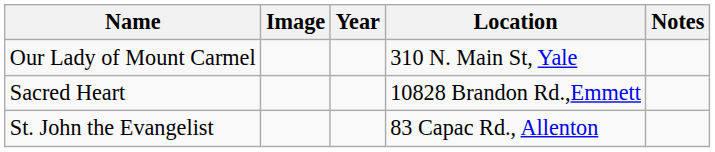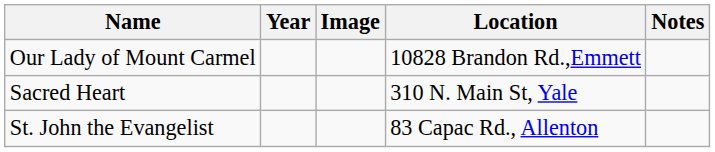columns swapped: (296, 22) <-> (358, 22)
(484, 57) 310 N. Main St, Yale -> (516, 57) 10828 Brandon Rd.,Emmett
(516, 92) 10828 Brandon Rd.,Emmett -> (484, 92) 310 N. Main St, Yale
